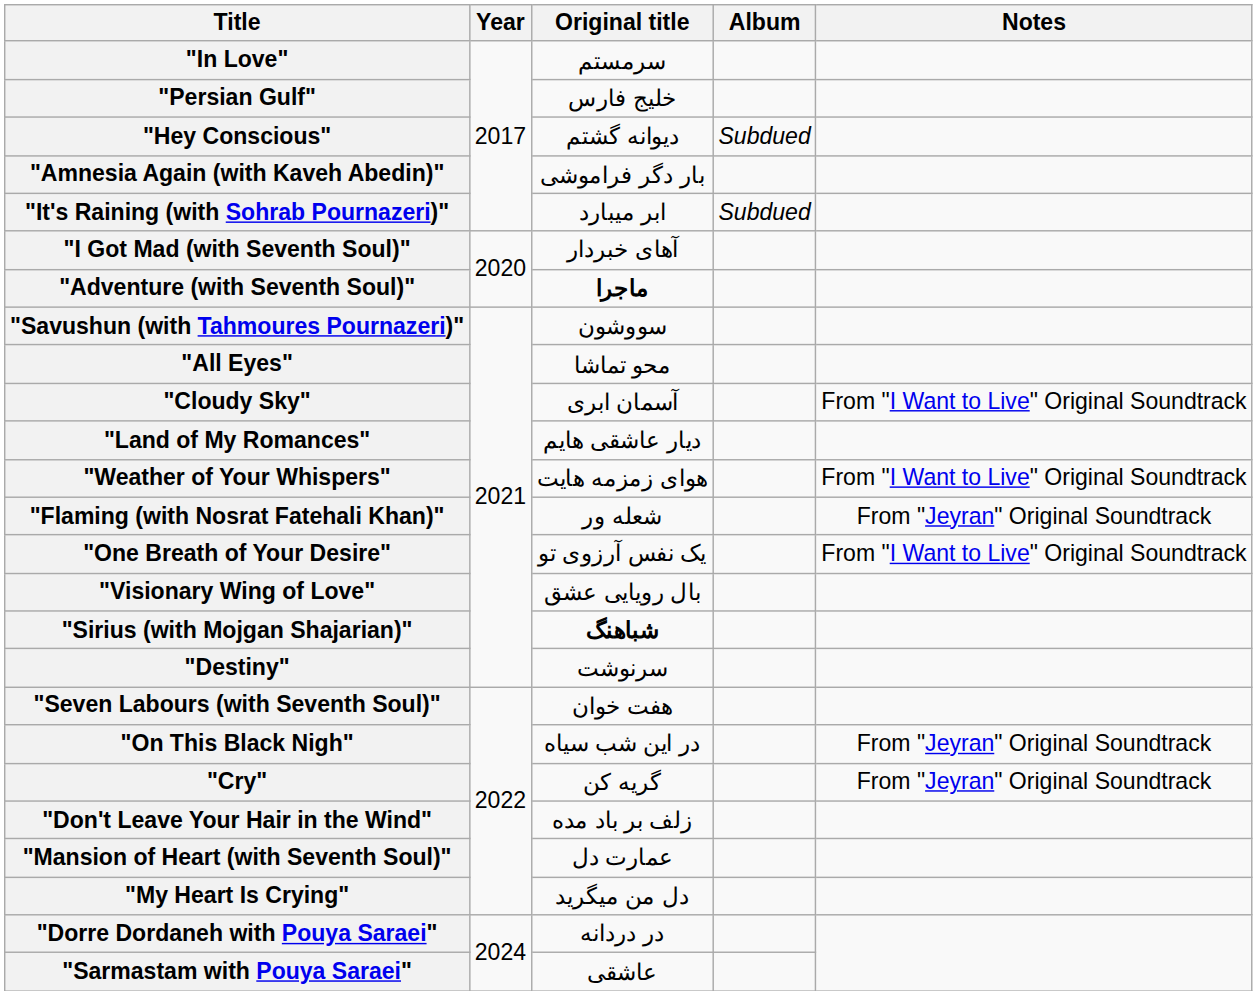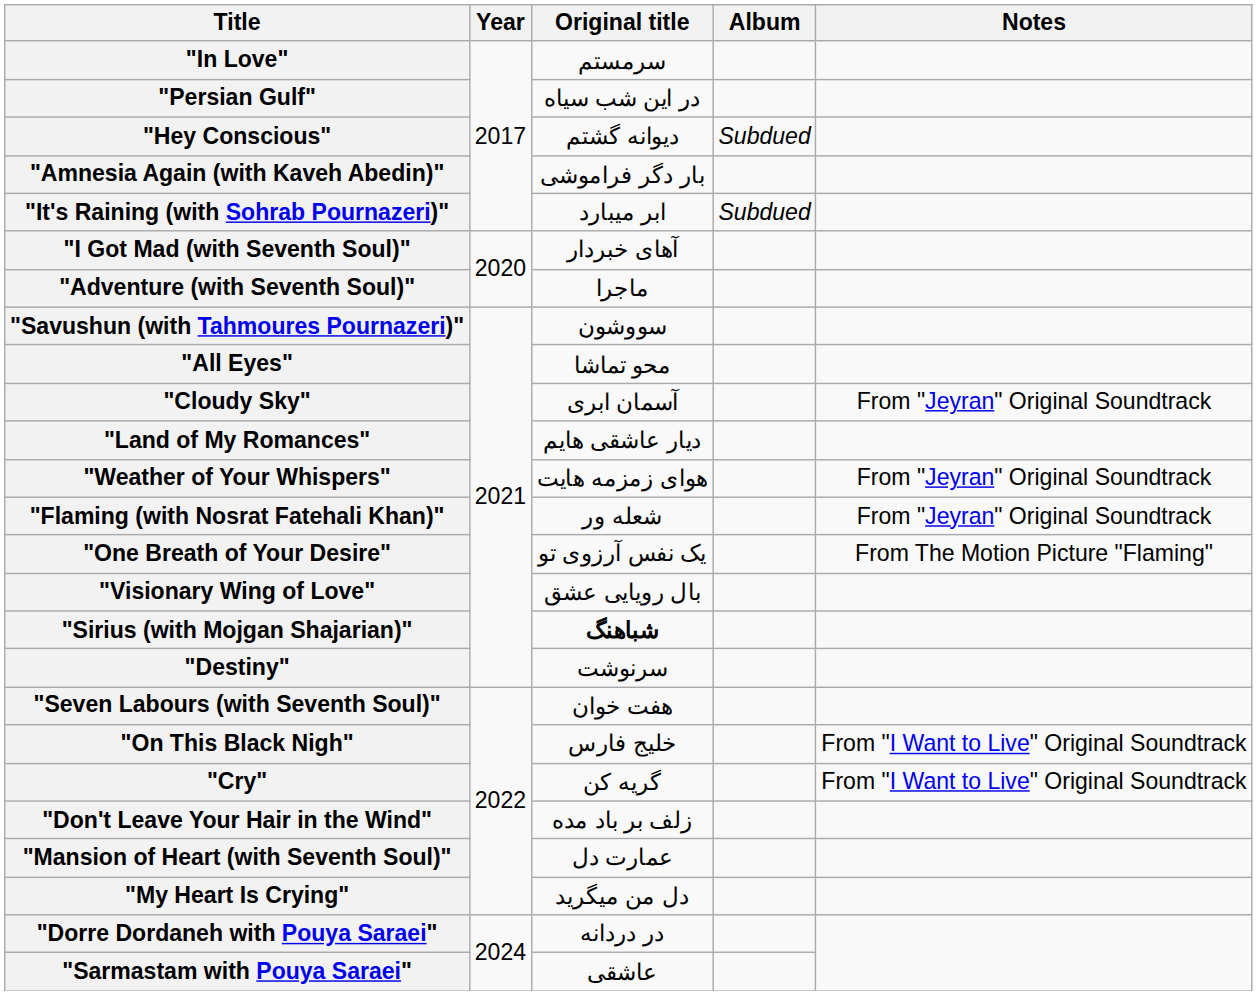(622, 98) خلیج فارس -> (622, 98) در این شب سیاه
(622, 288) bold -> (622, 288) normal
(1034, 401) From "I Want to Live" Original Soundtrack -> (1034, 401) From "Jeyran" Original Soundtrack
(1034, 477) From "I Want to Live" Original Soundtrack -> (1034, 477) From "Jeyran" Original Soundtrack
(1034, 553) From "I Want to Live" Original Soundtrack -> (1034, 553) From The Motion Picture "Flaming"
(622, 744) در این شب سیاه -> (622, 744) خلیج فارس
(1034, 743) From "Jeyran" Original Soundtrack -> (1034, 743) From "I Want to Live" Original Soundtrack
(1034, 781) From "Jeyran" Original Soundtrack -> (1034, 781) From "I Want to Live" Original Soundtrack
